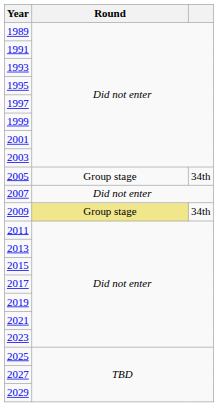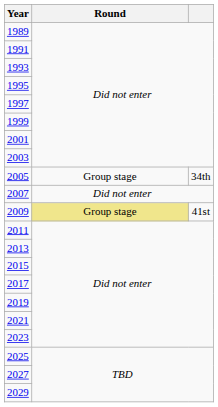(201, 212) 34th -> (201, 212) 41st
